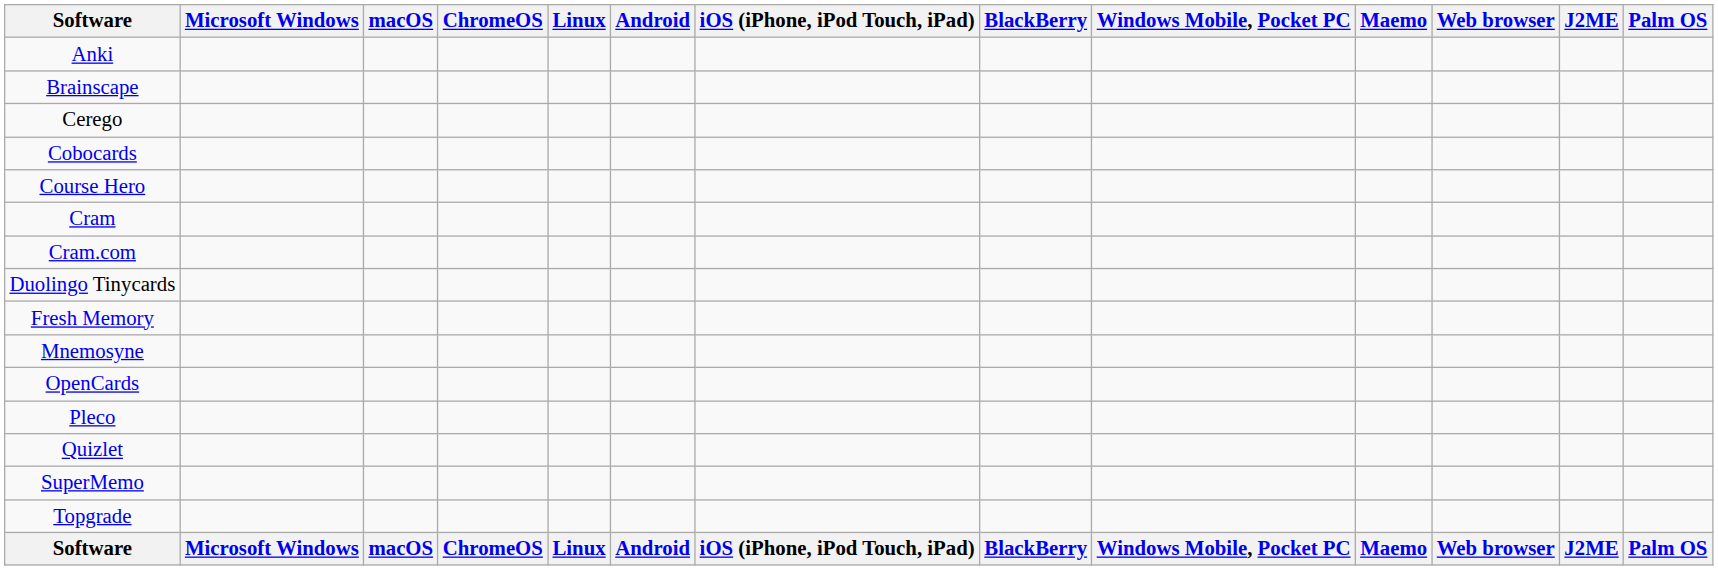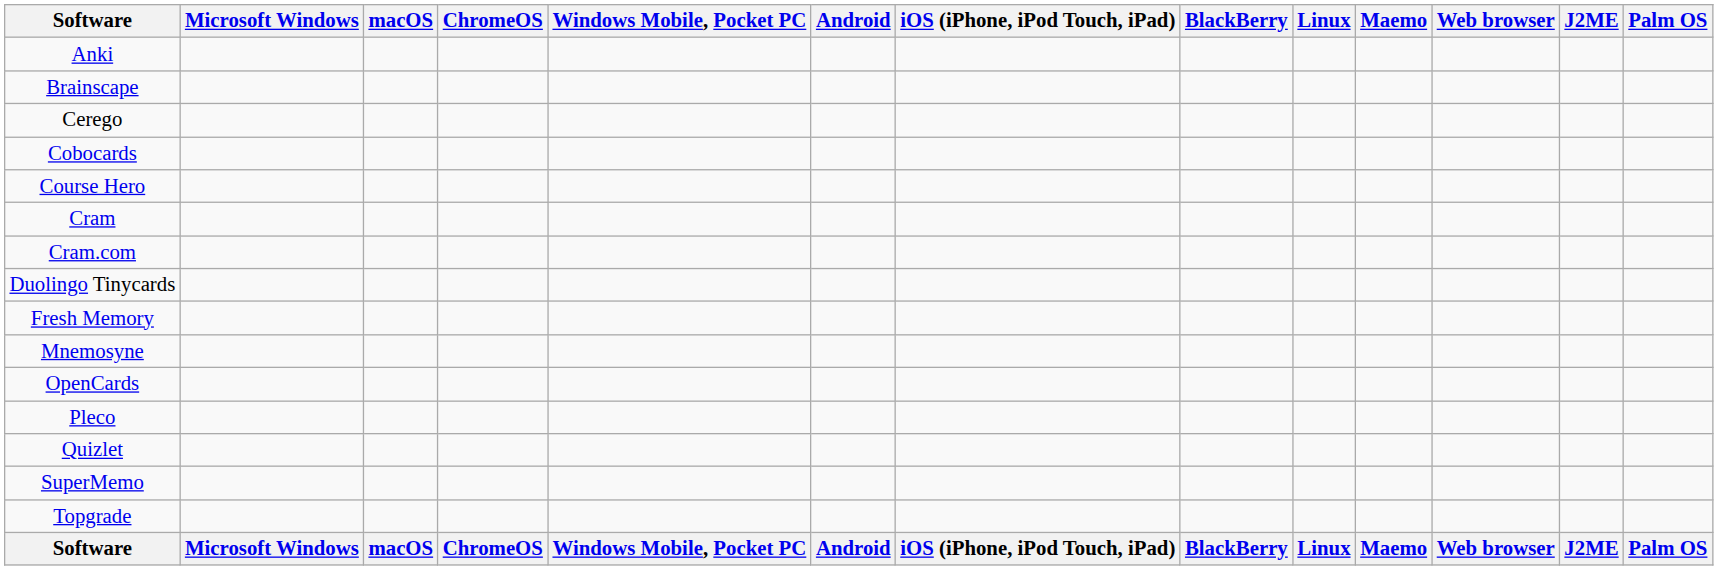columns swapped: (579, 20) <-> (1224, 20)
